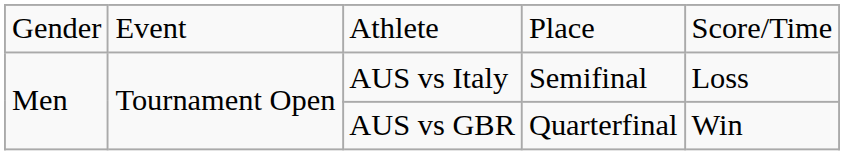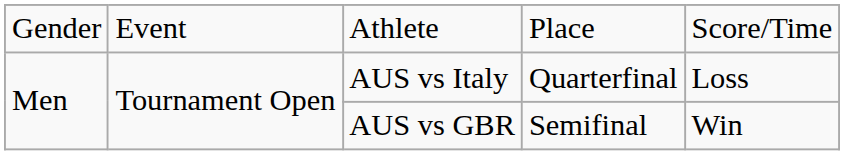(588, 76) Semifinal -> (603, 76) Quarterfinal
(603, 125) Quarterfinal -> (588, 125) Semifinal
